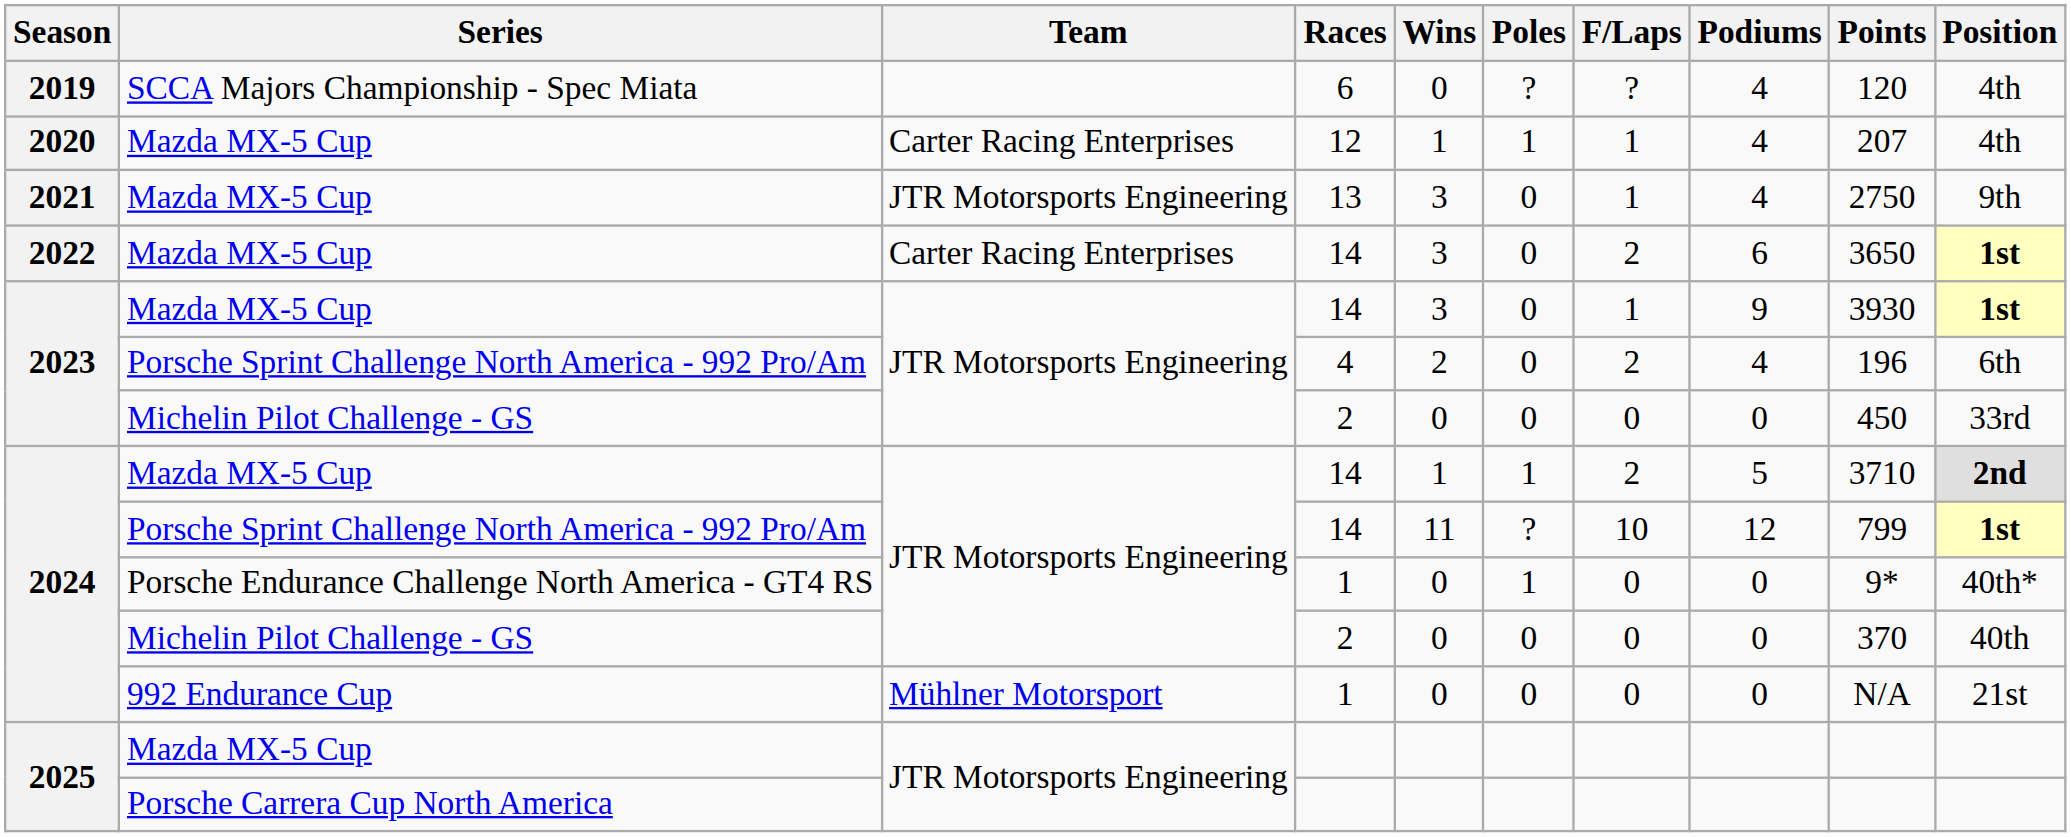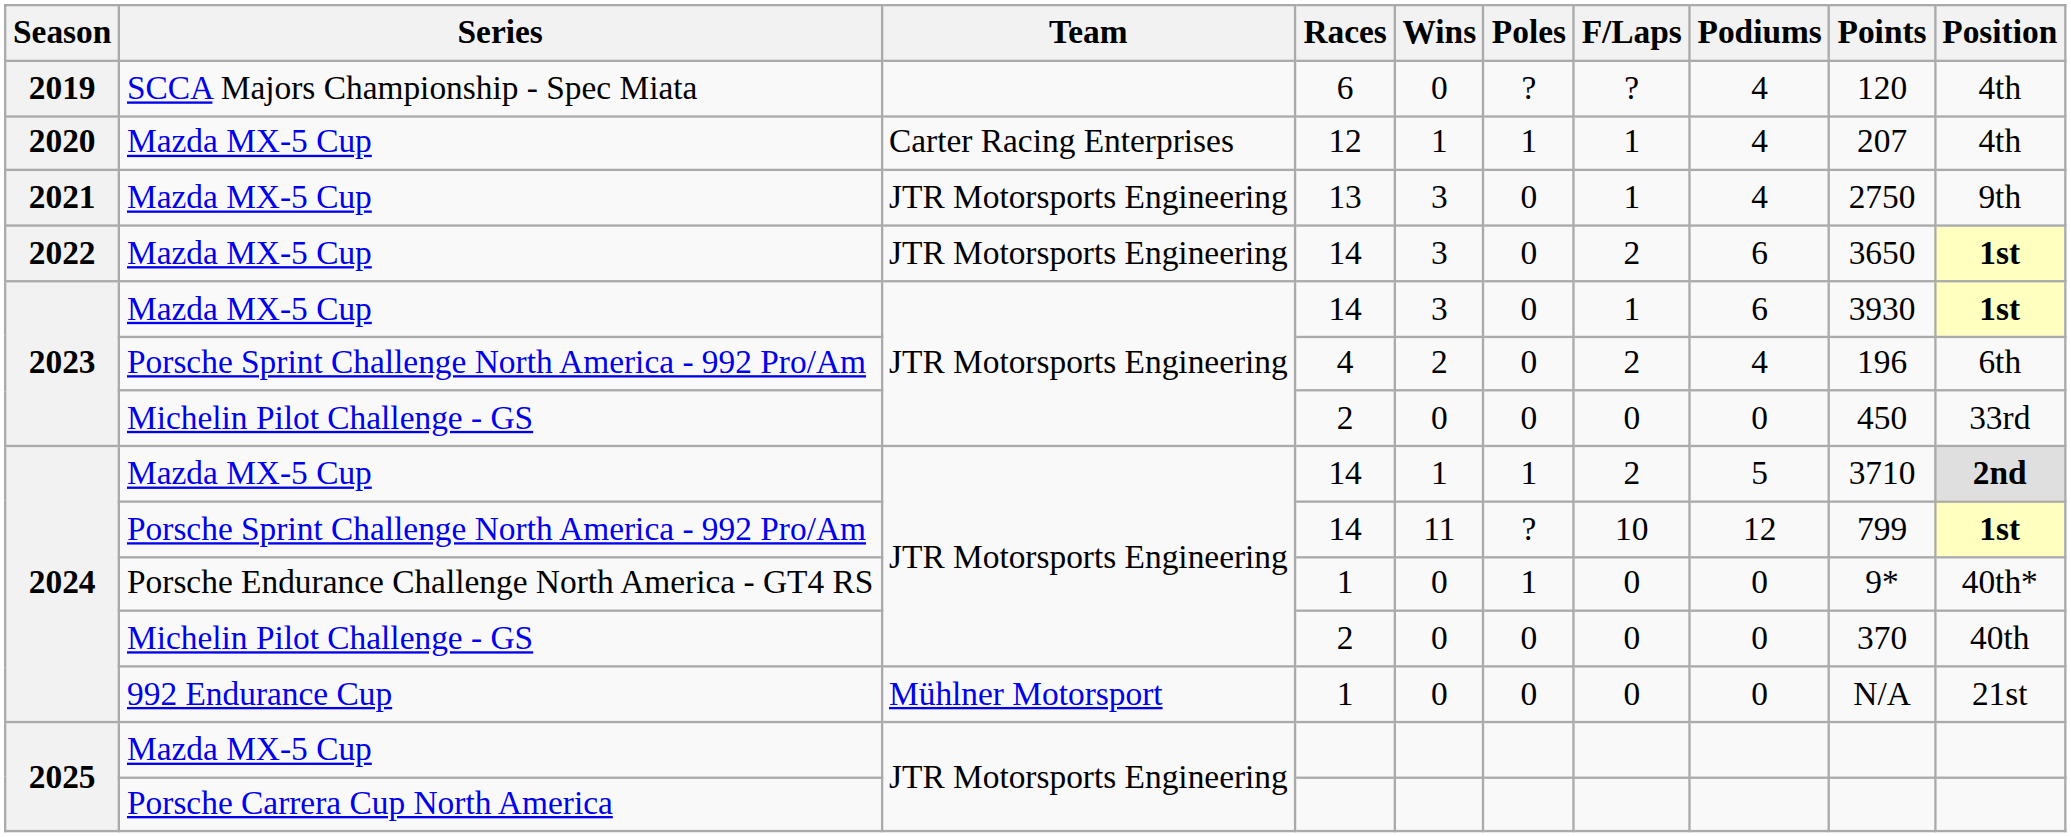(1061, 252) Carter Racing Enterprises -> (1088, 252) JTR Motorsports Engineering
(1760, 307) 9 -> (1760, 307) 6
